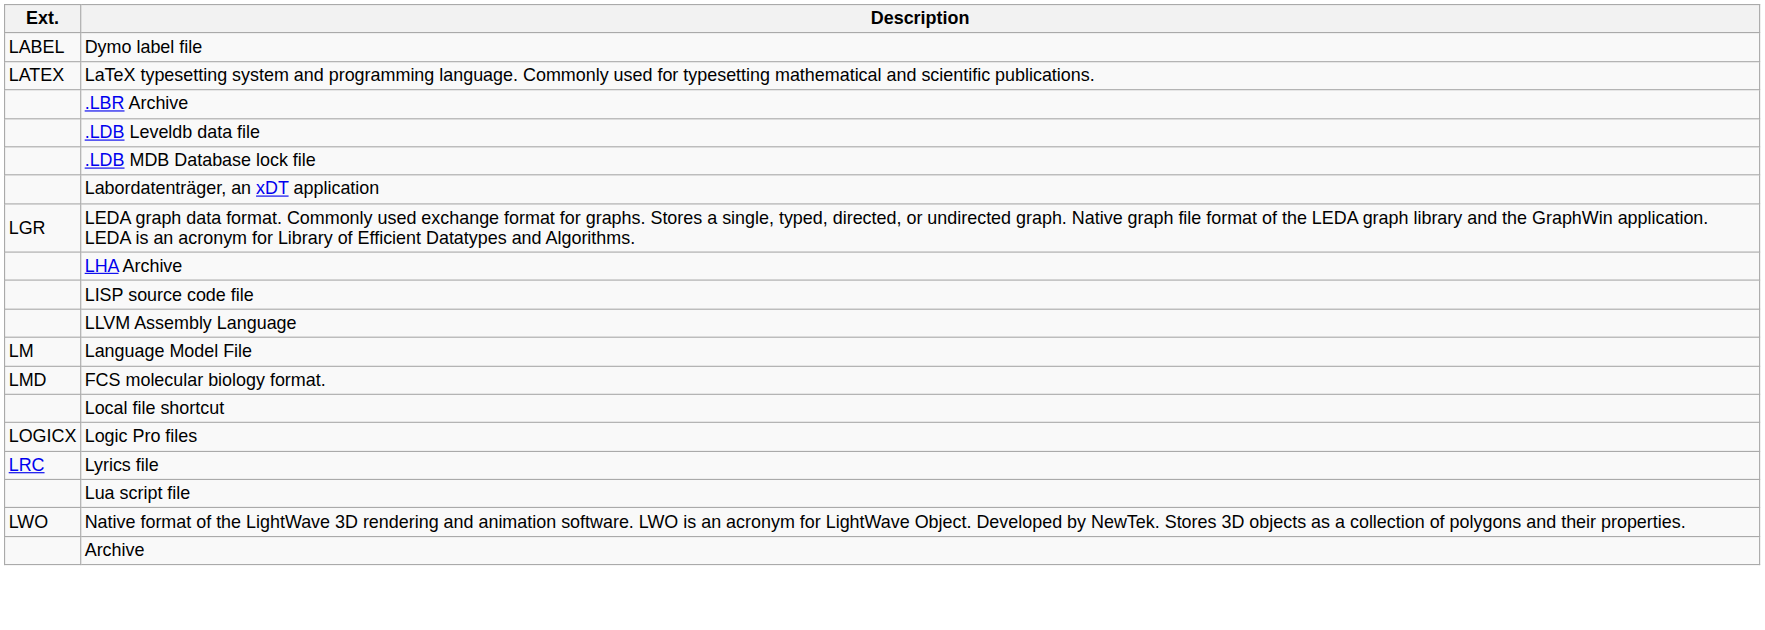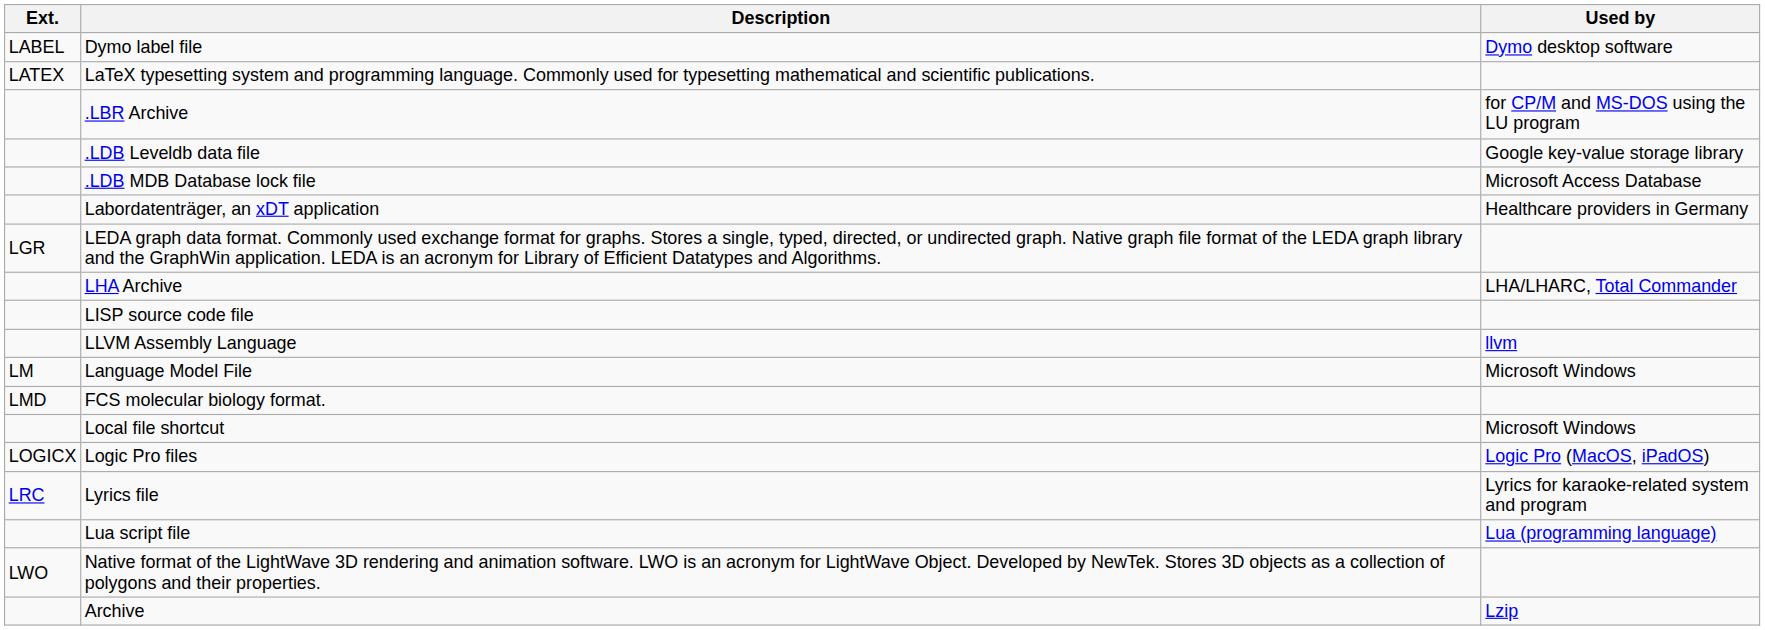+ column: (1620, 18)
